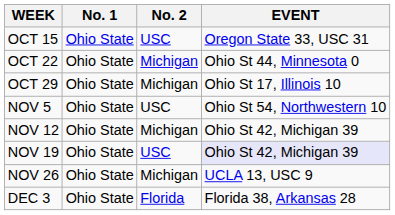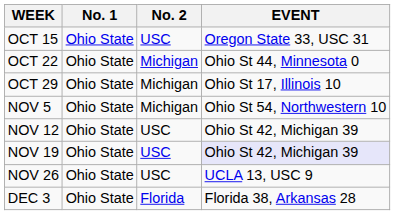(156, 107) USC -> (169, 107) Michigan
(169, 130) Michigan -> (156, 130) USC
(169, 175) Michigan -> (156, 175) USC
